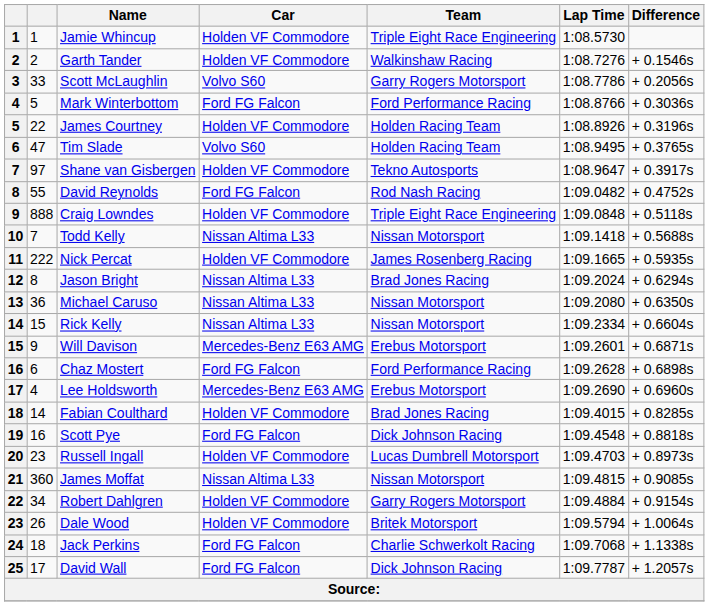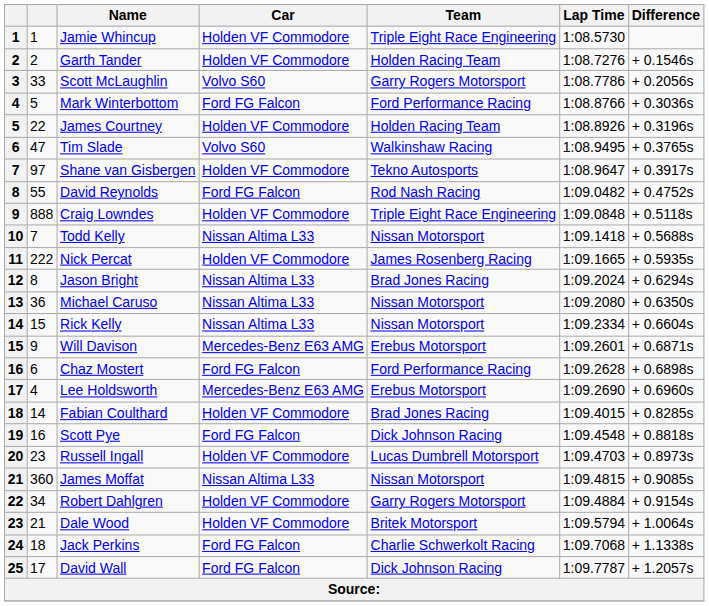(431, 59) Walkinshaw Racing -> (435, 59) Holden Racing Team
(435, 148) Holden Racing Team -> (431, 148) Walkinshaw Racing
(38, 523) 26 -> (38, 523) 21
